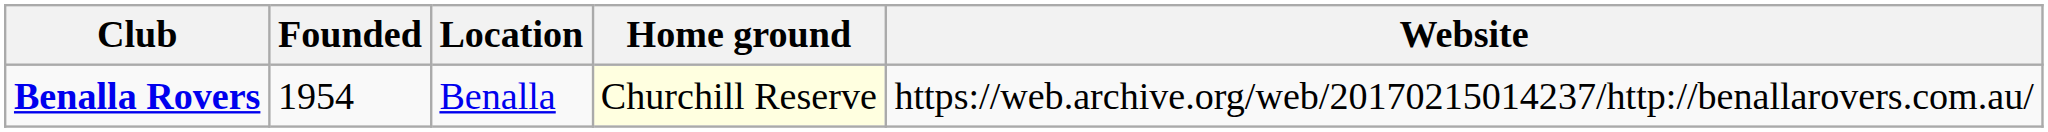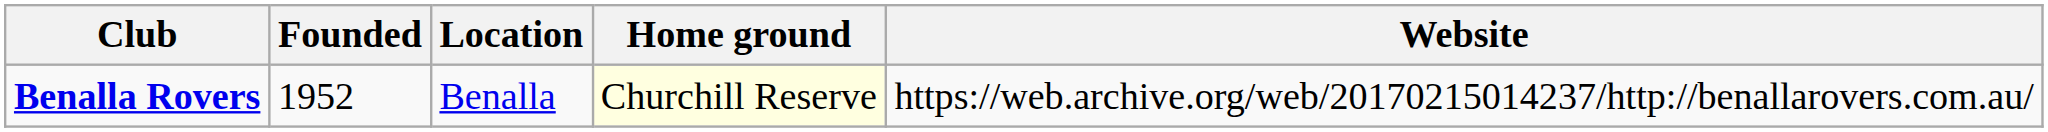(316, 95) 1954 -> (316, 95) 1952
